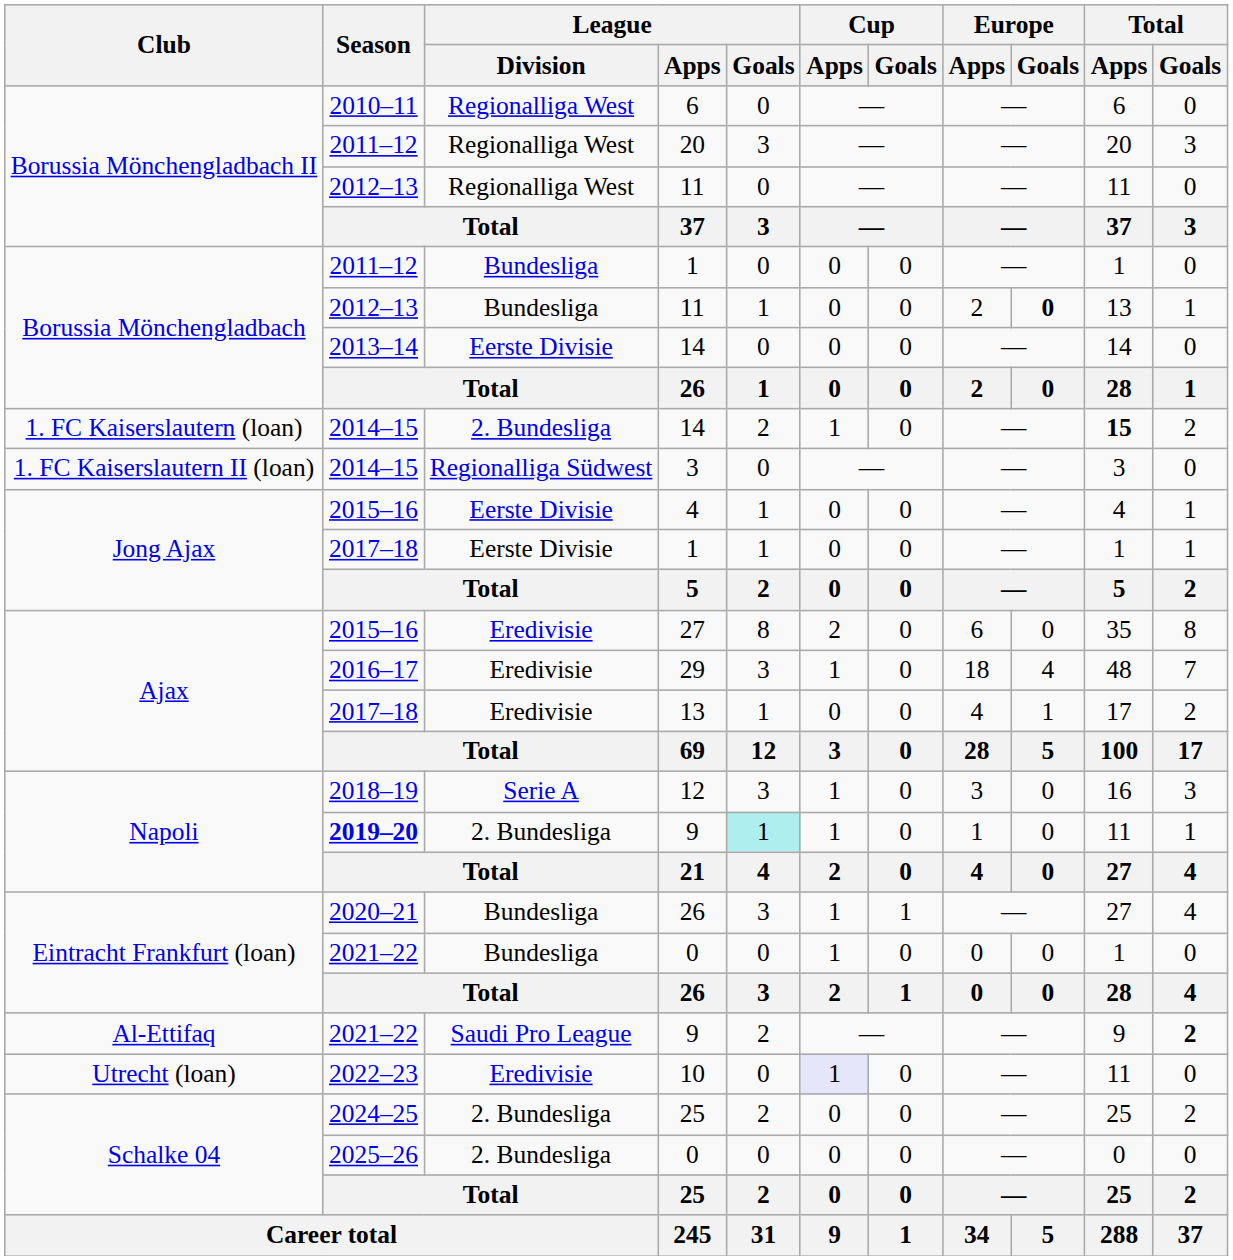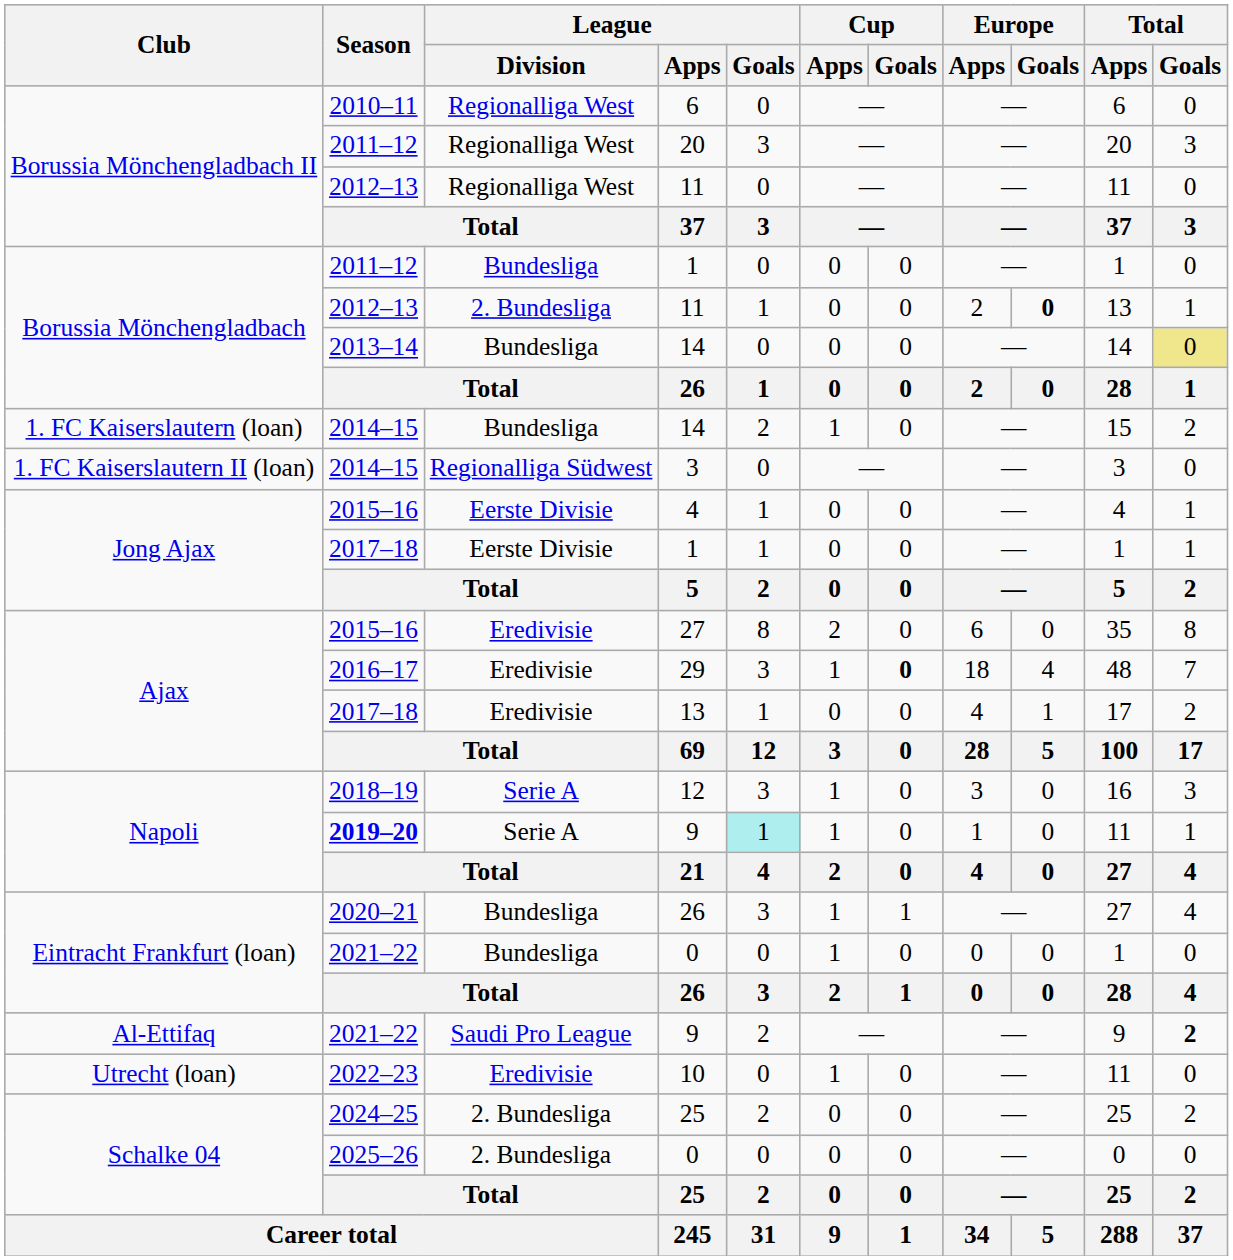(541, 307) Bundesliga -> (541, 307) 2. Bundesliga
(541, 347) Eerste Divisie -> (541, 347) Bundesliga
(1190, 347) no background -> (1190, 347) khaki background
(541, 428) 2. Bundesliga -> (541, 428) Bundesliga
(1119, 428) bold -> (1119, 428) normal
(906, 670) normal -> (906, 670) bold
(541, 831) 2. Bundesliga -> (541, 831) Serie A
(835, 1073) lavender background -> (835, 1073) no background
